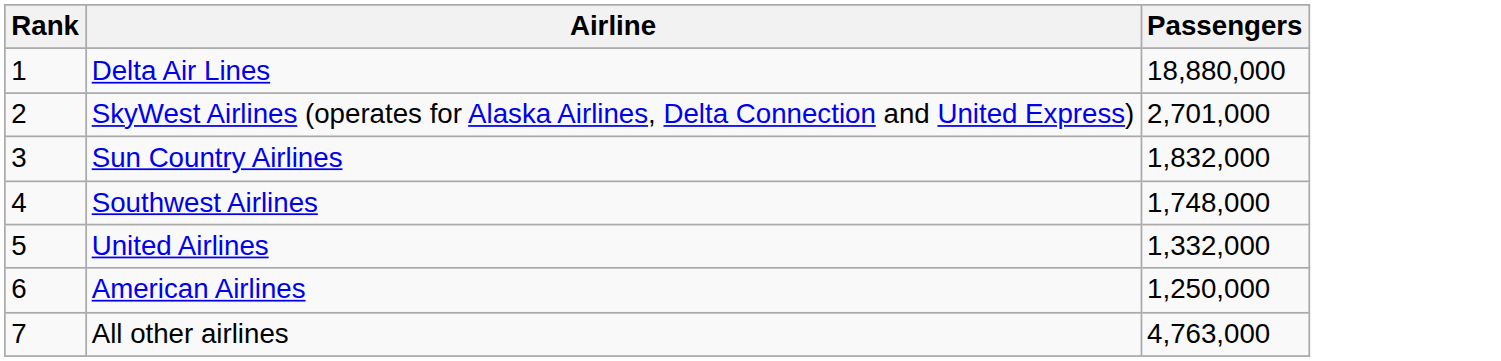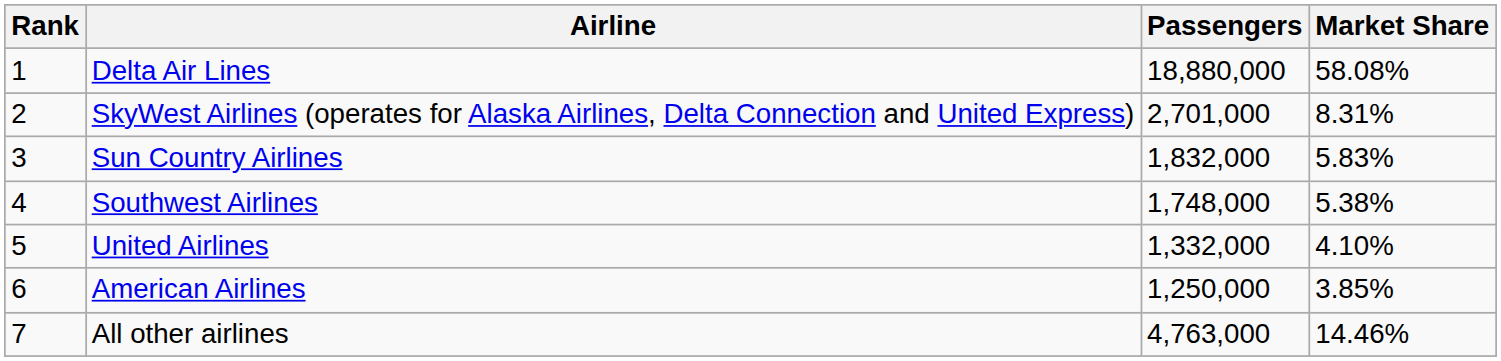+ column: (1402, 26)
